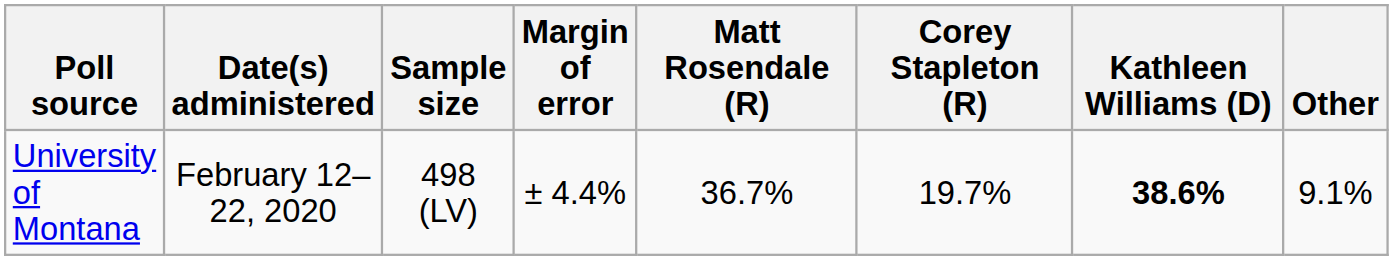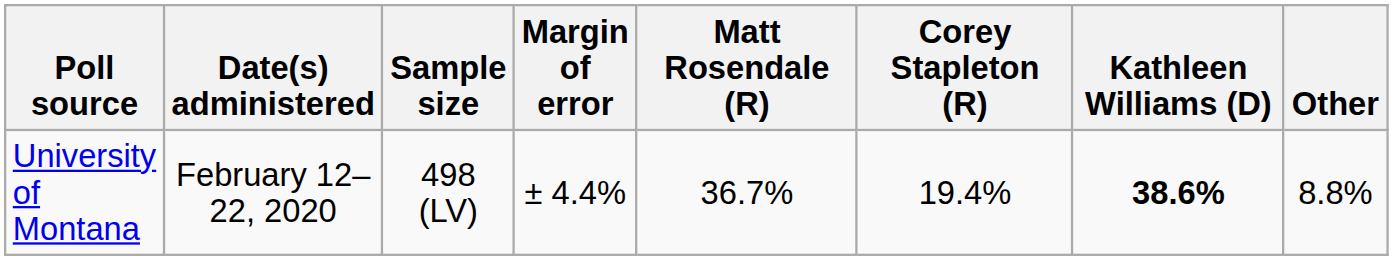(965, 192) 19.7% -> (965, 192) 19.4%
(1335, 192) 9.1% -> (1335, 192) 8.8%
